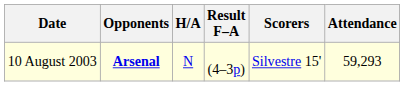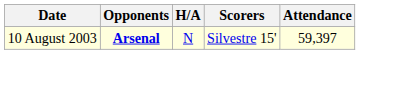- column: (226, 23)
(362, 61) 59,293 -> (317, 37) 59,397
